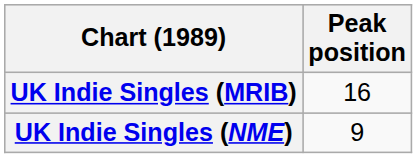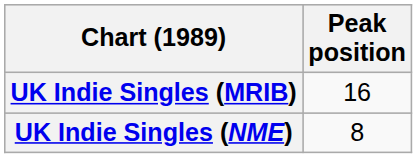(357, 132) 9 -> (357, 132) 8
